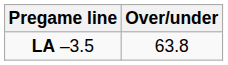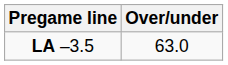(172, 45) 63.8 -> (172, 45) 63.0
